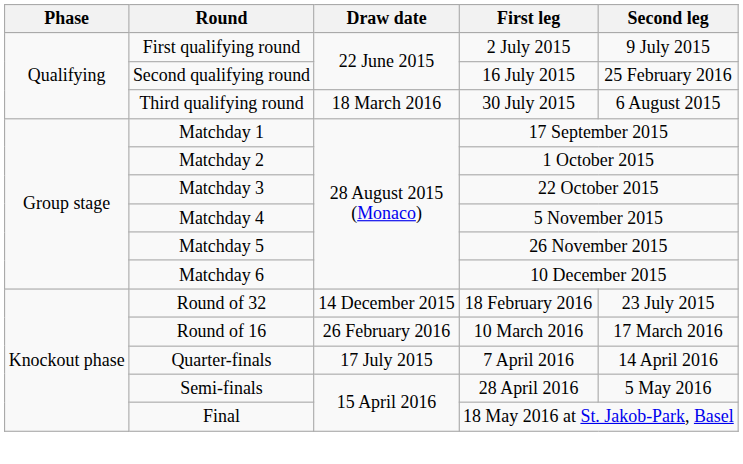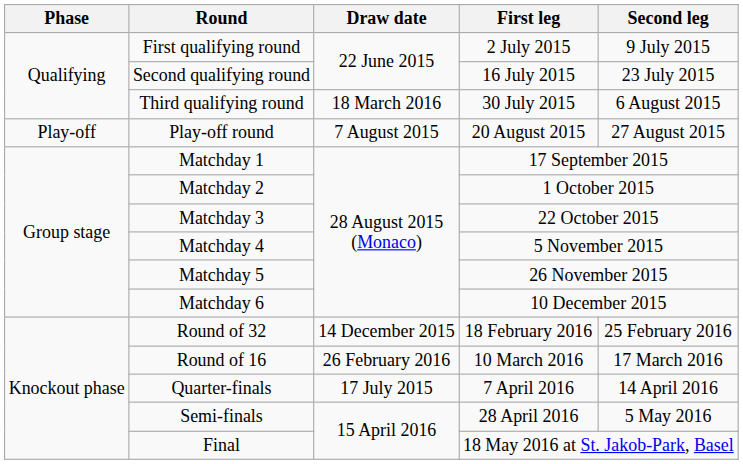(668, 75) 25 February 2016 -> (668, 75) 23 July 2015
+ row: (221, 132)
(668, 302) 23 July 2015 -> (668, 331) 25 February 2016
